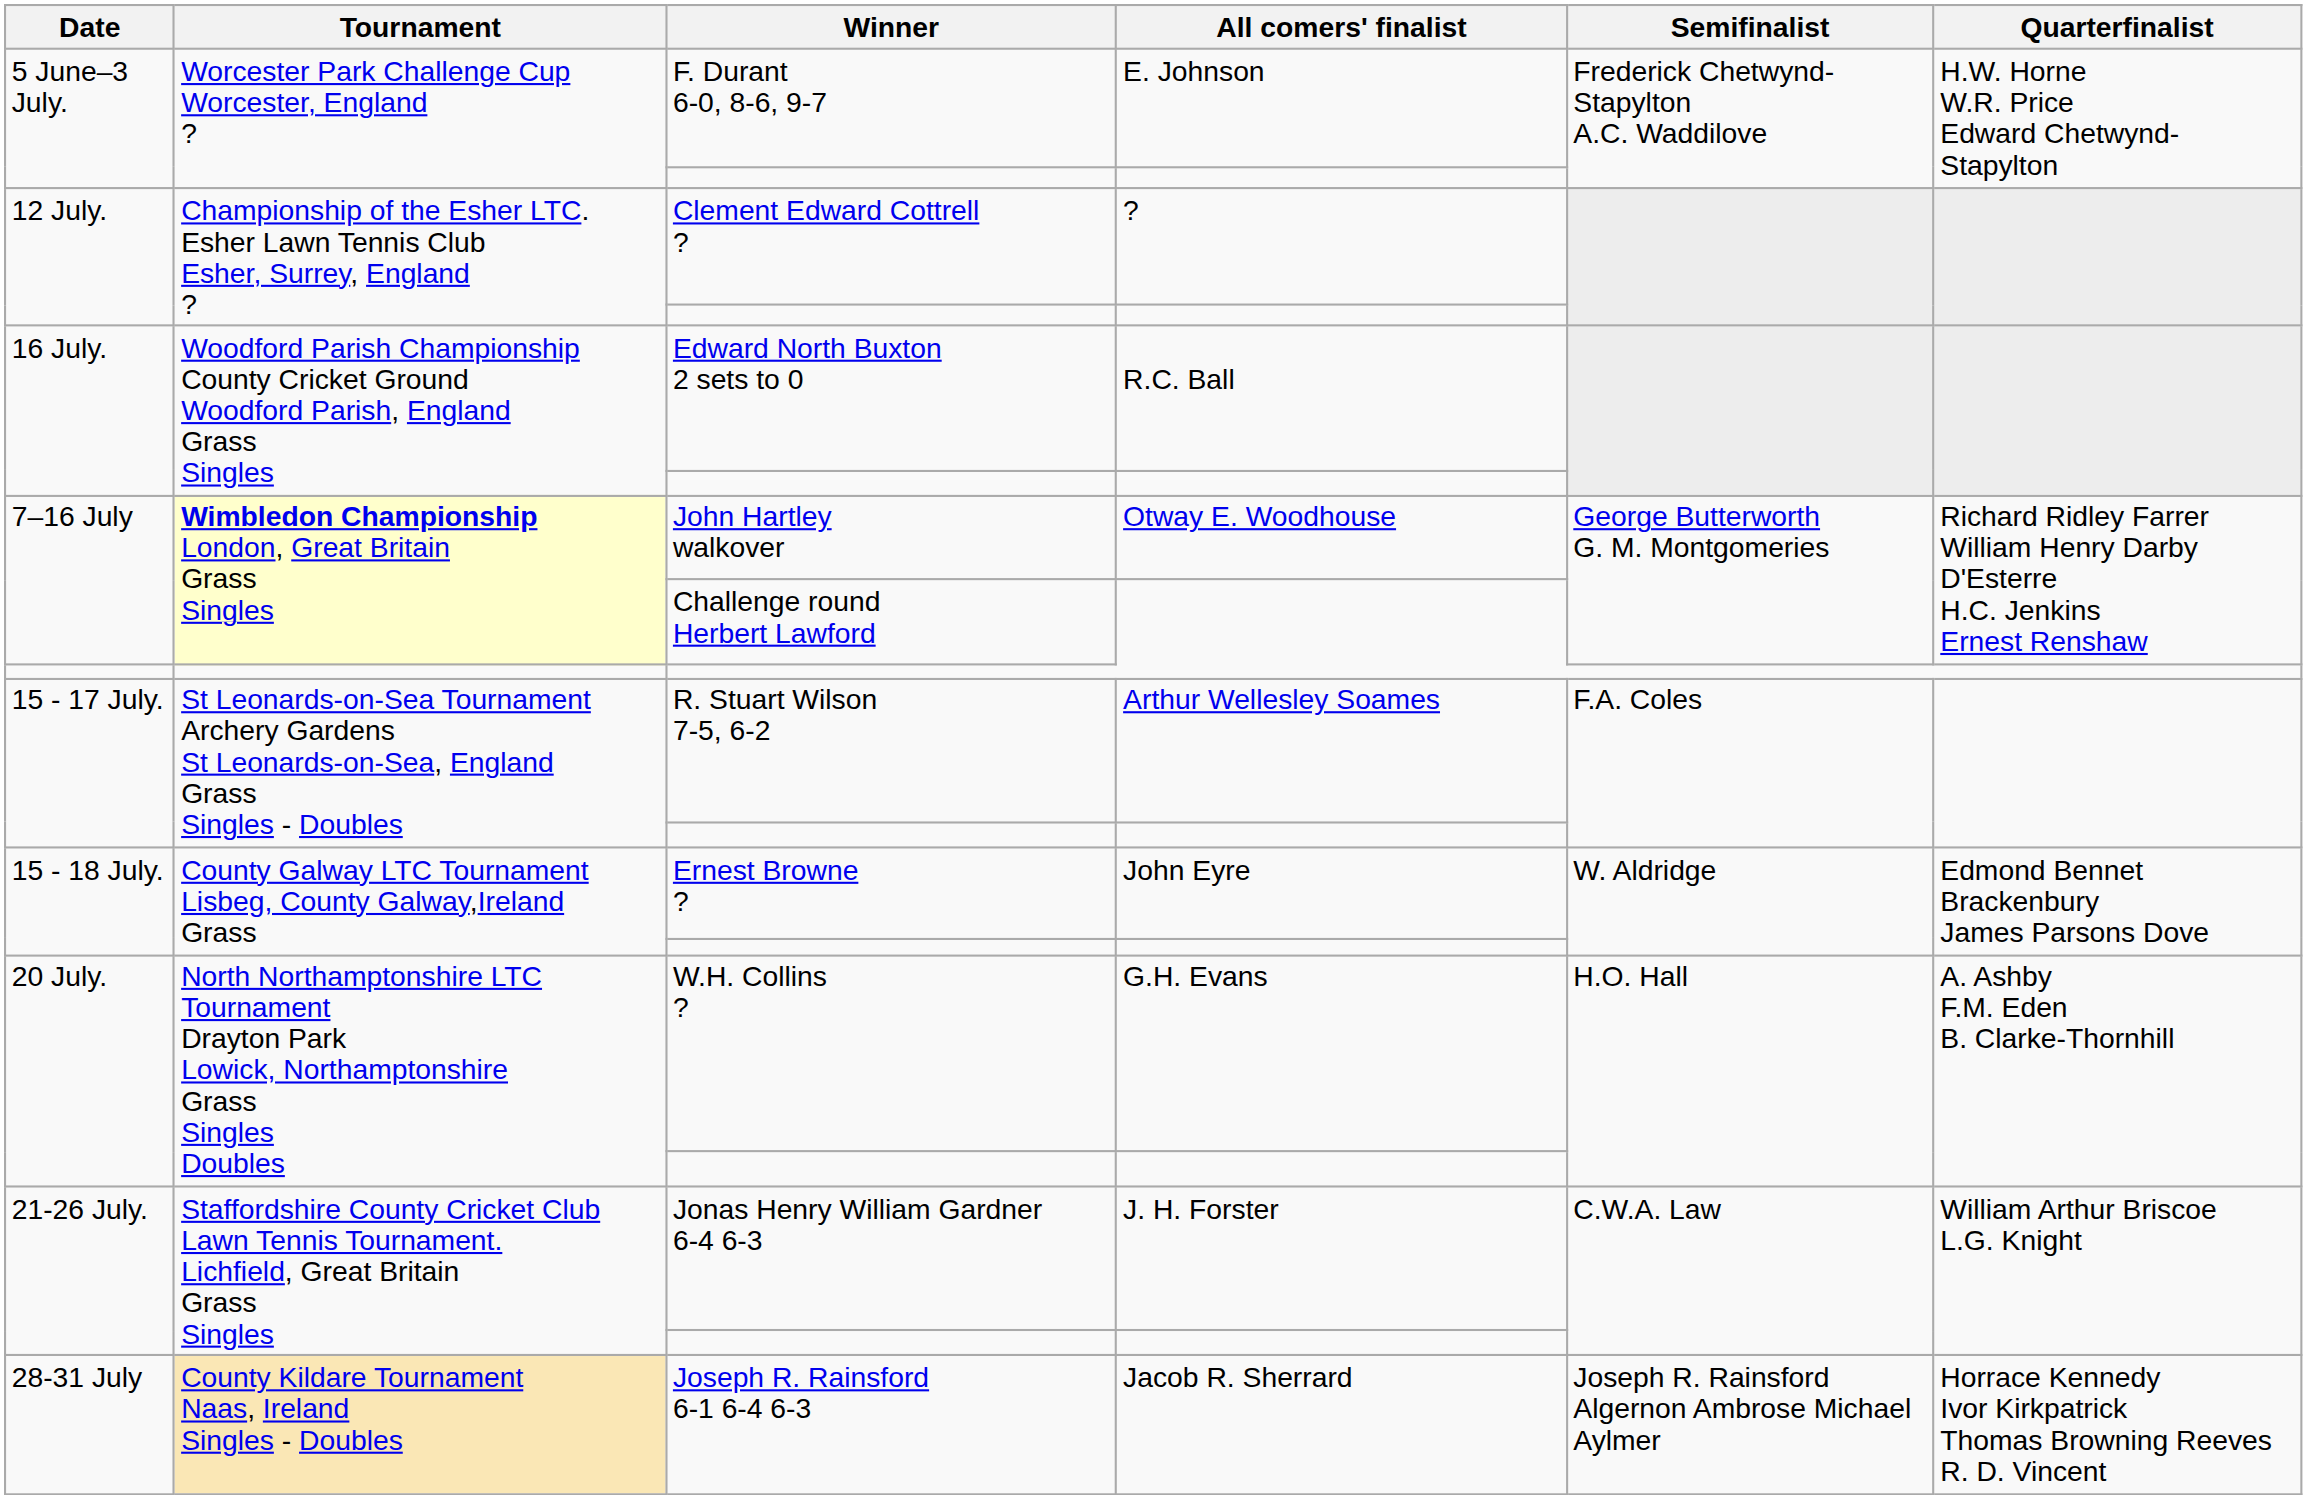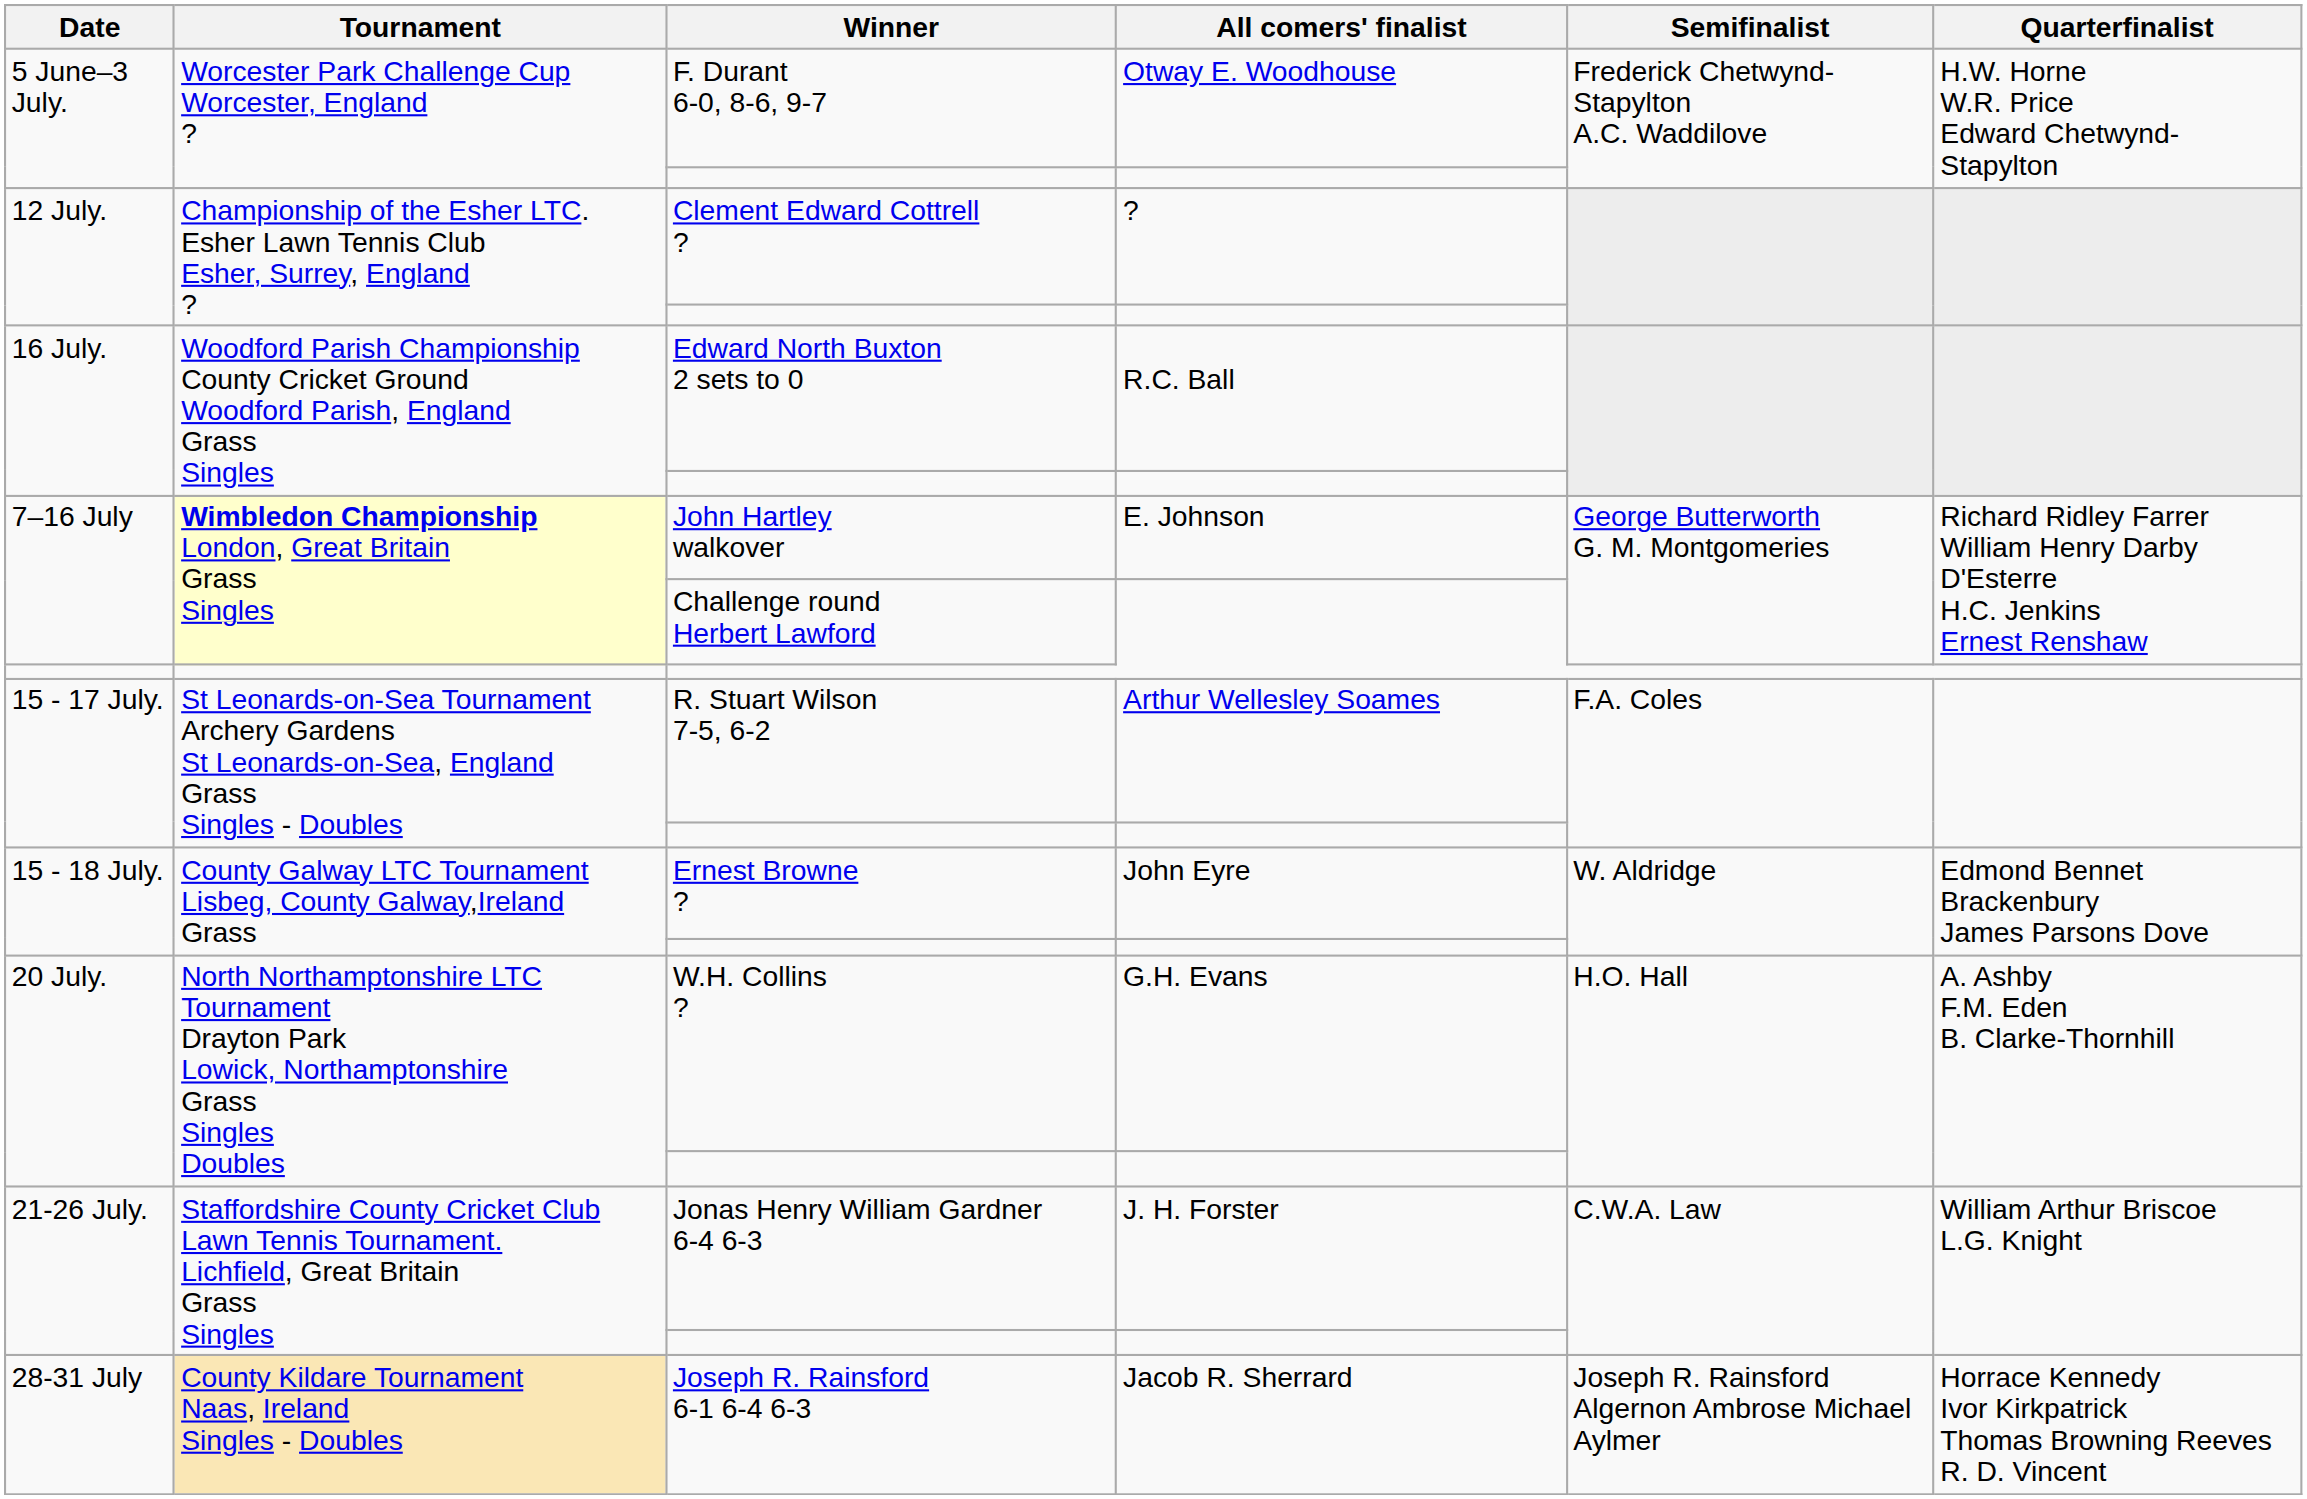(1194, 72) E. Johnson -> (1260, 72) Otway E. Woodhouse
(1260, 517) Otway E. Woodhouse -> (1194, 517) E. Johnson
